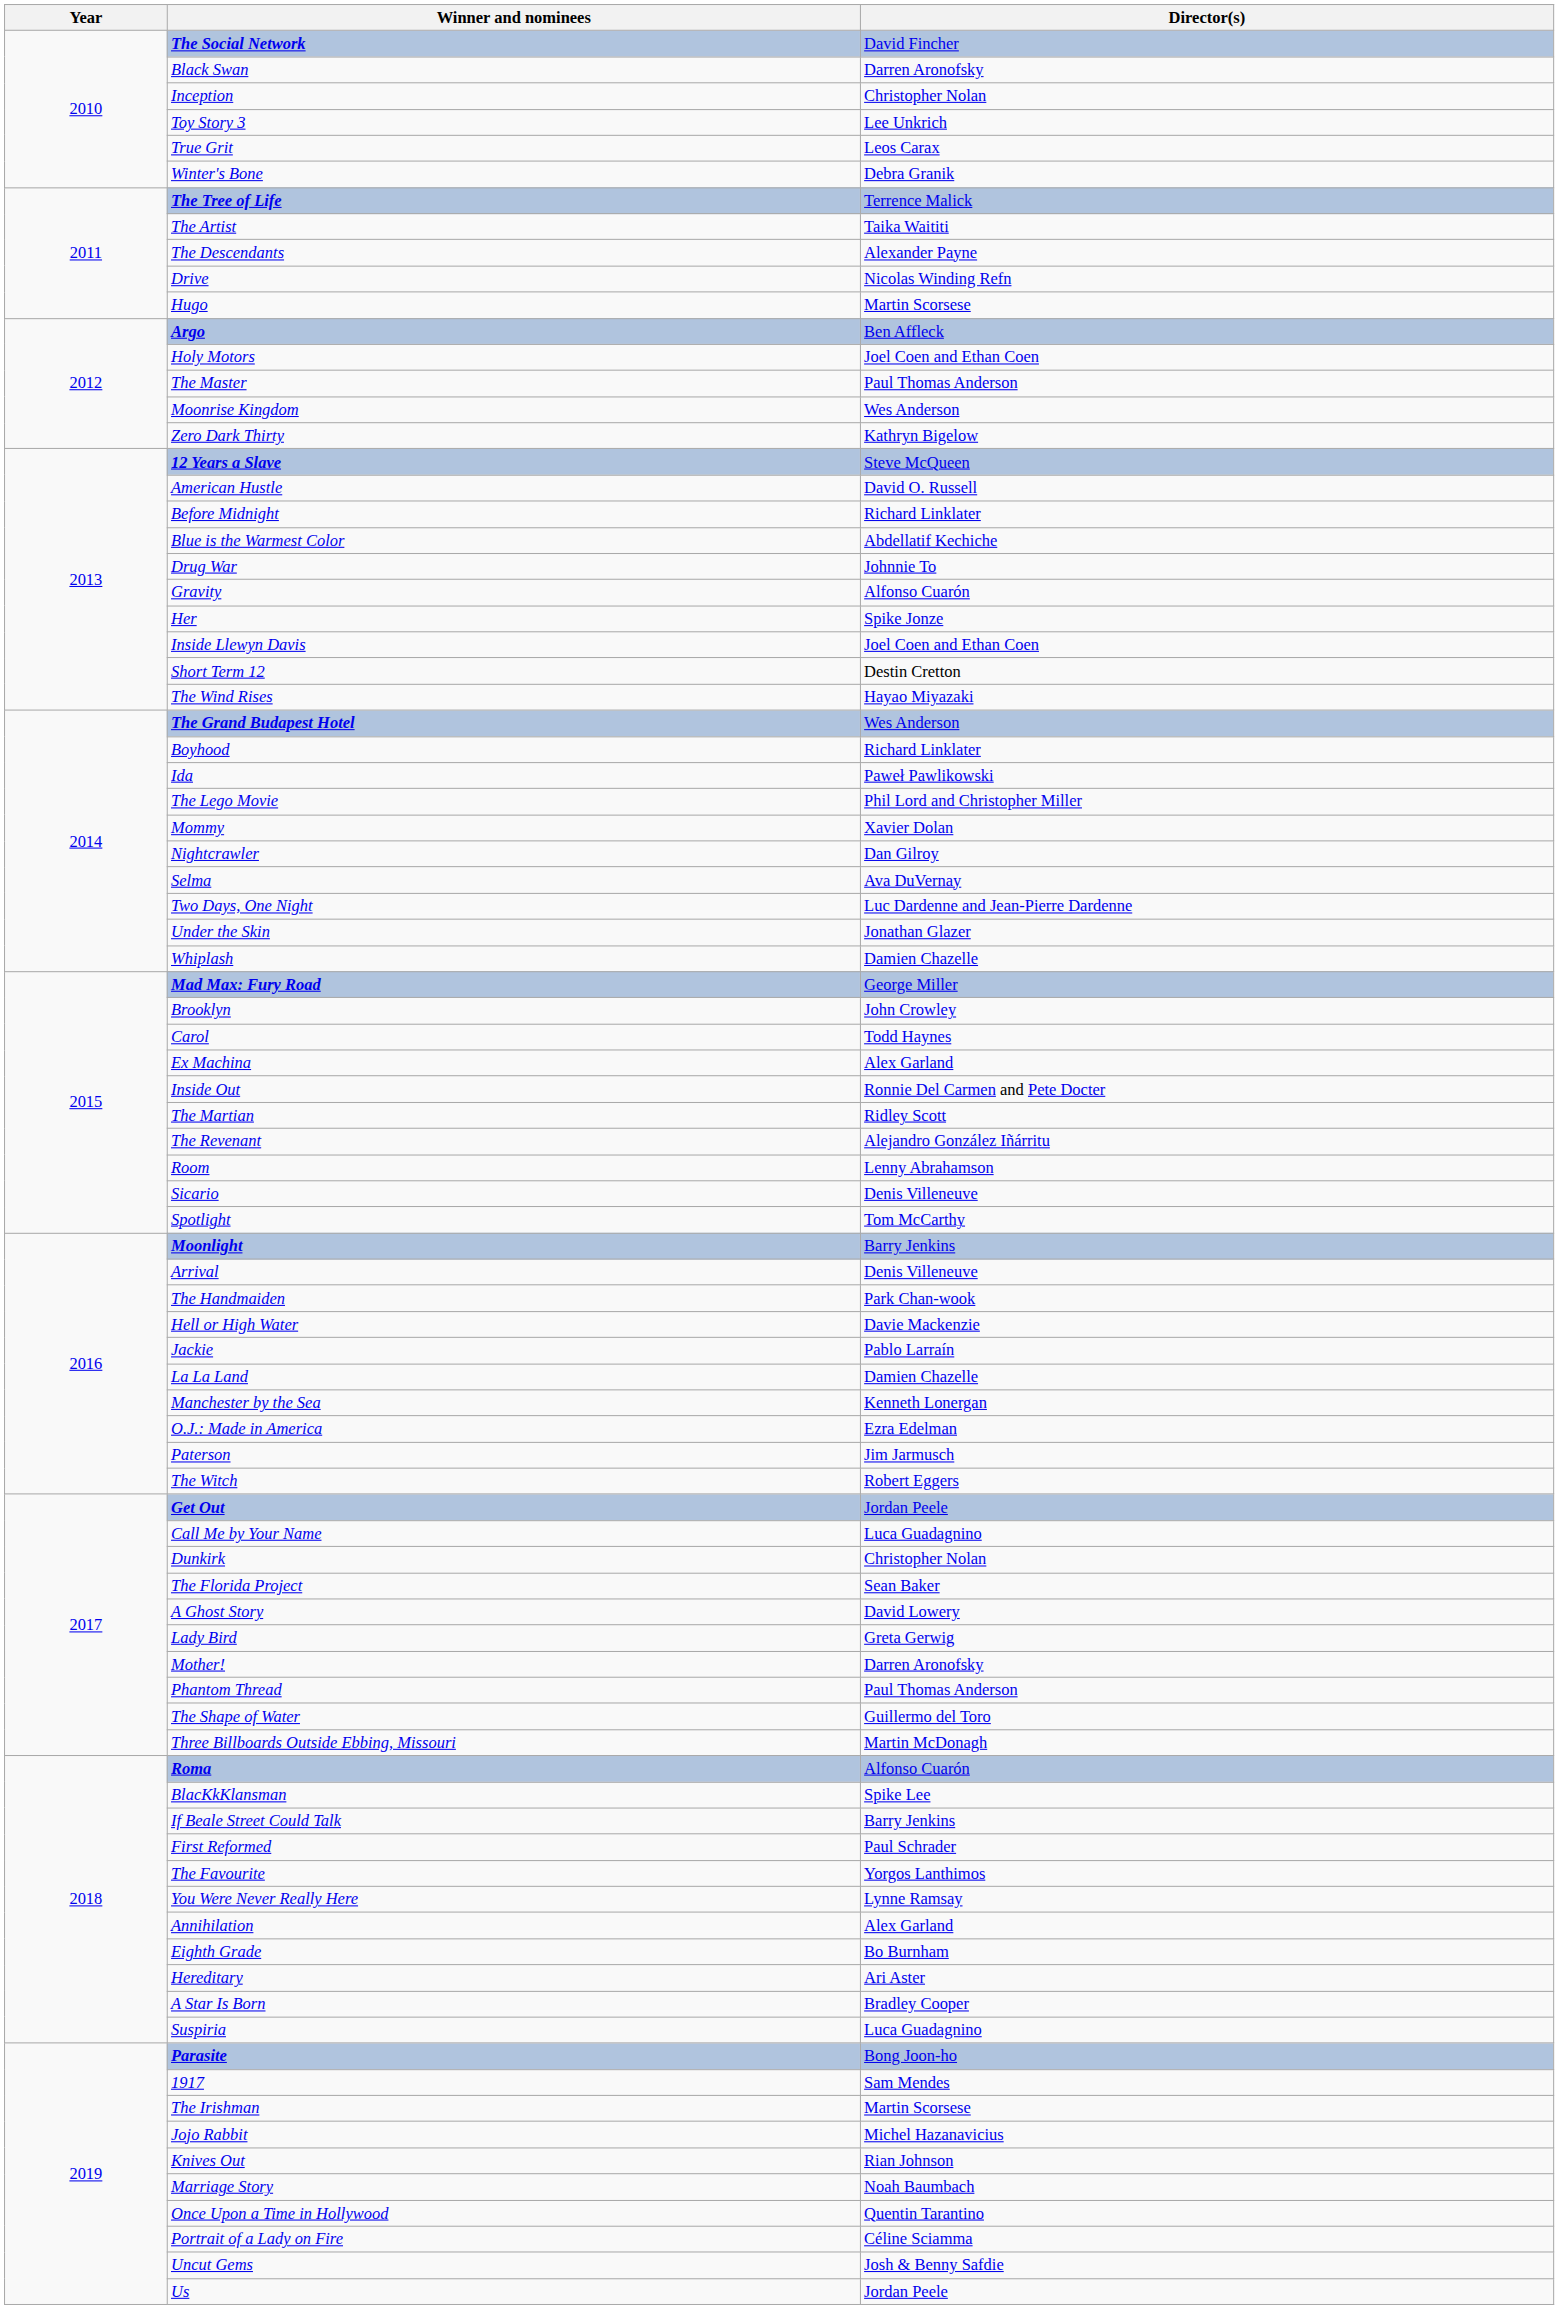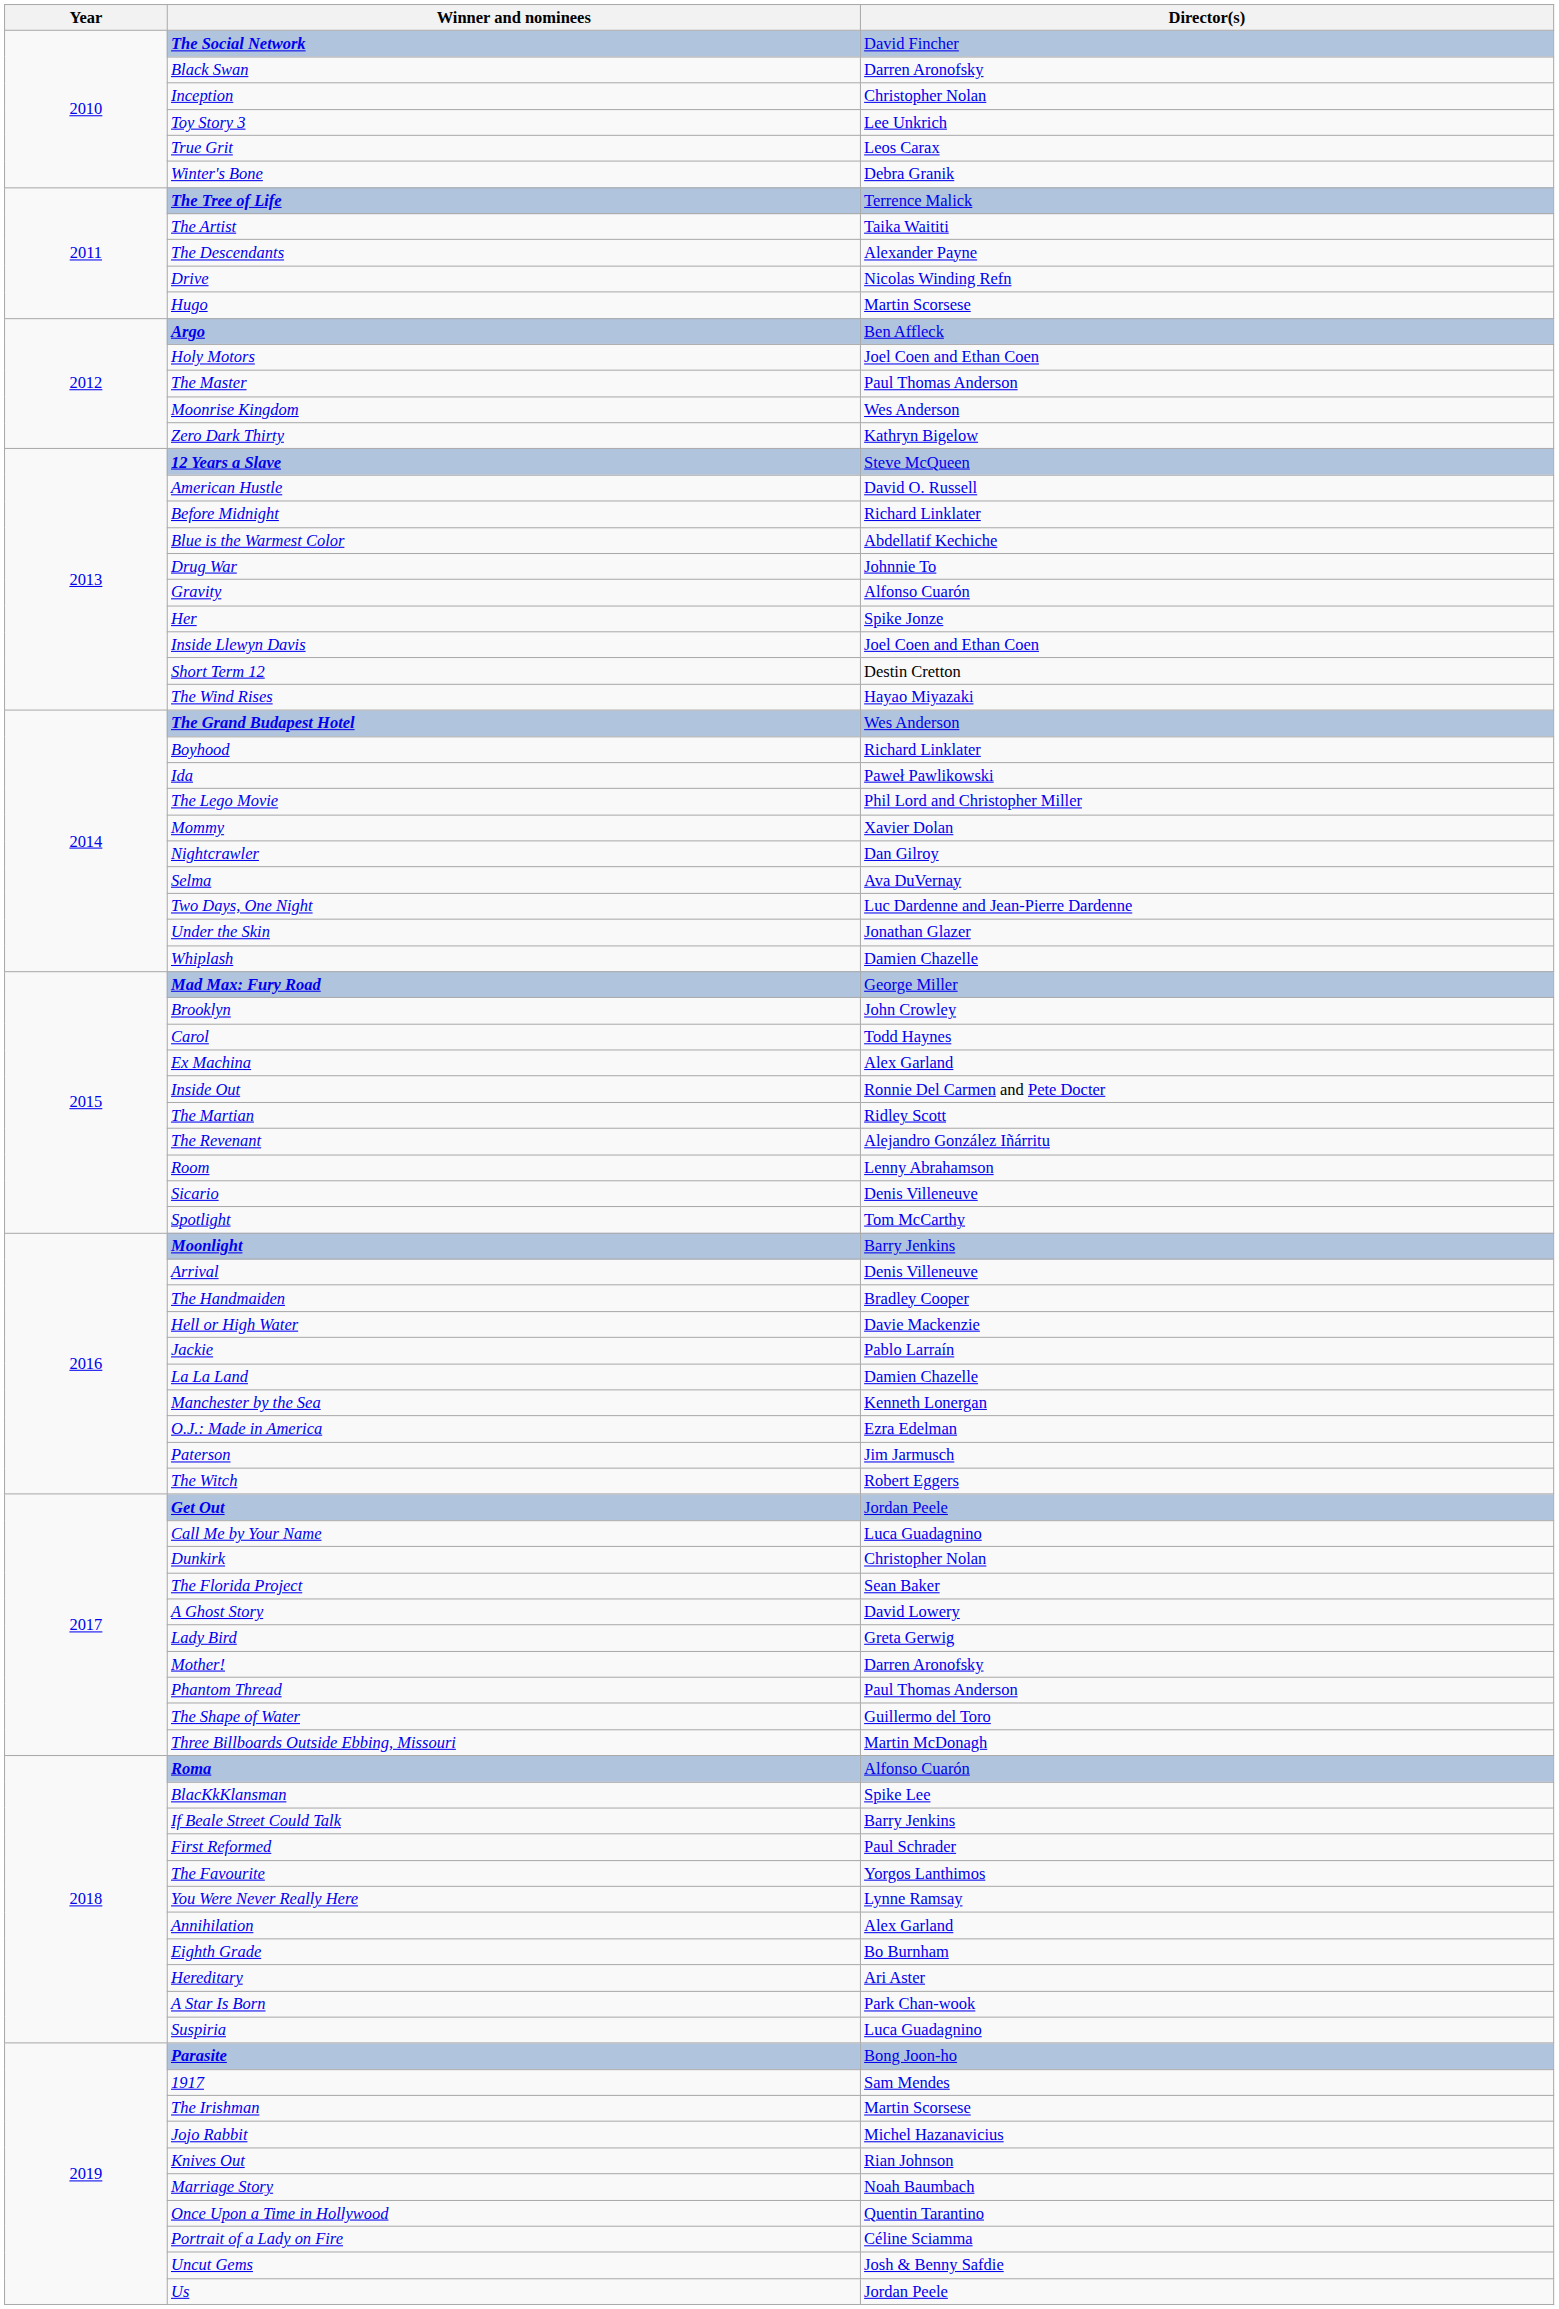(920, 1298) Park Chan-wook -> (917, 1298) Bradley Cooper
(917, 2003) Bradley Cooper -> (920, 2003) Park Chan-wook
